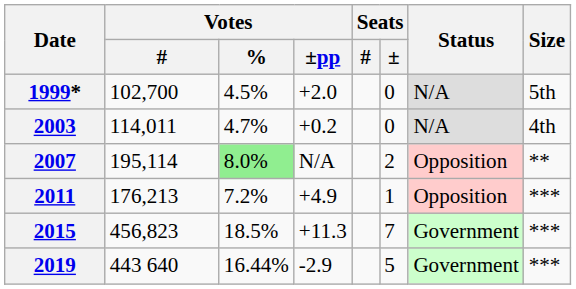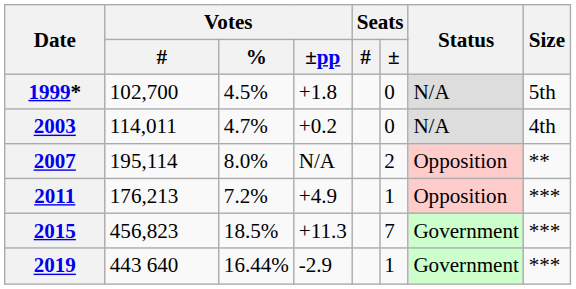(318, 91) +2.0 -> (318, 91) +1.8
(246, 161) lightgreen background -> (246, 161) no background
(390, 265) 5 -> (390, 265) 1
